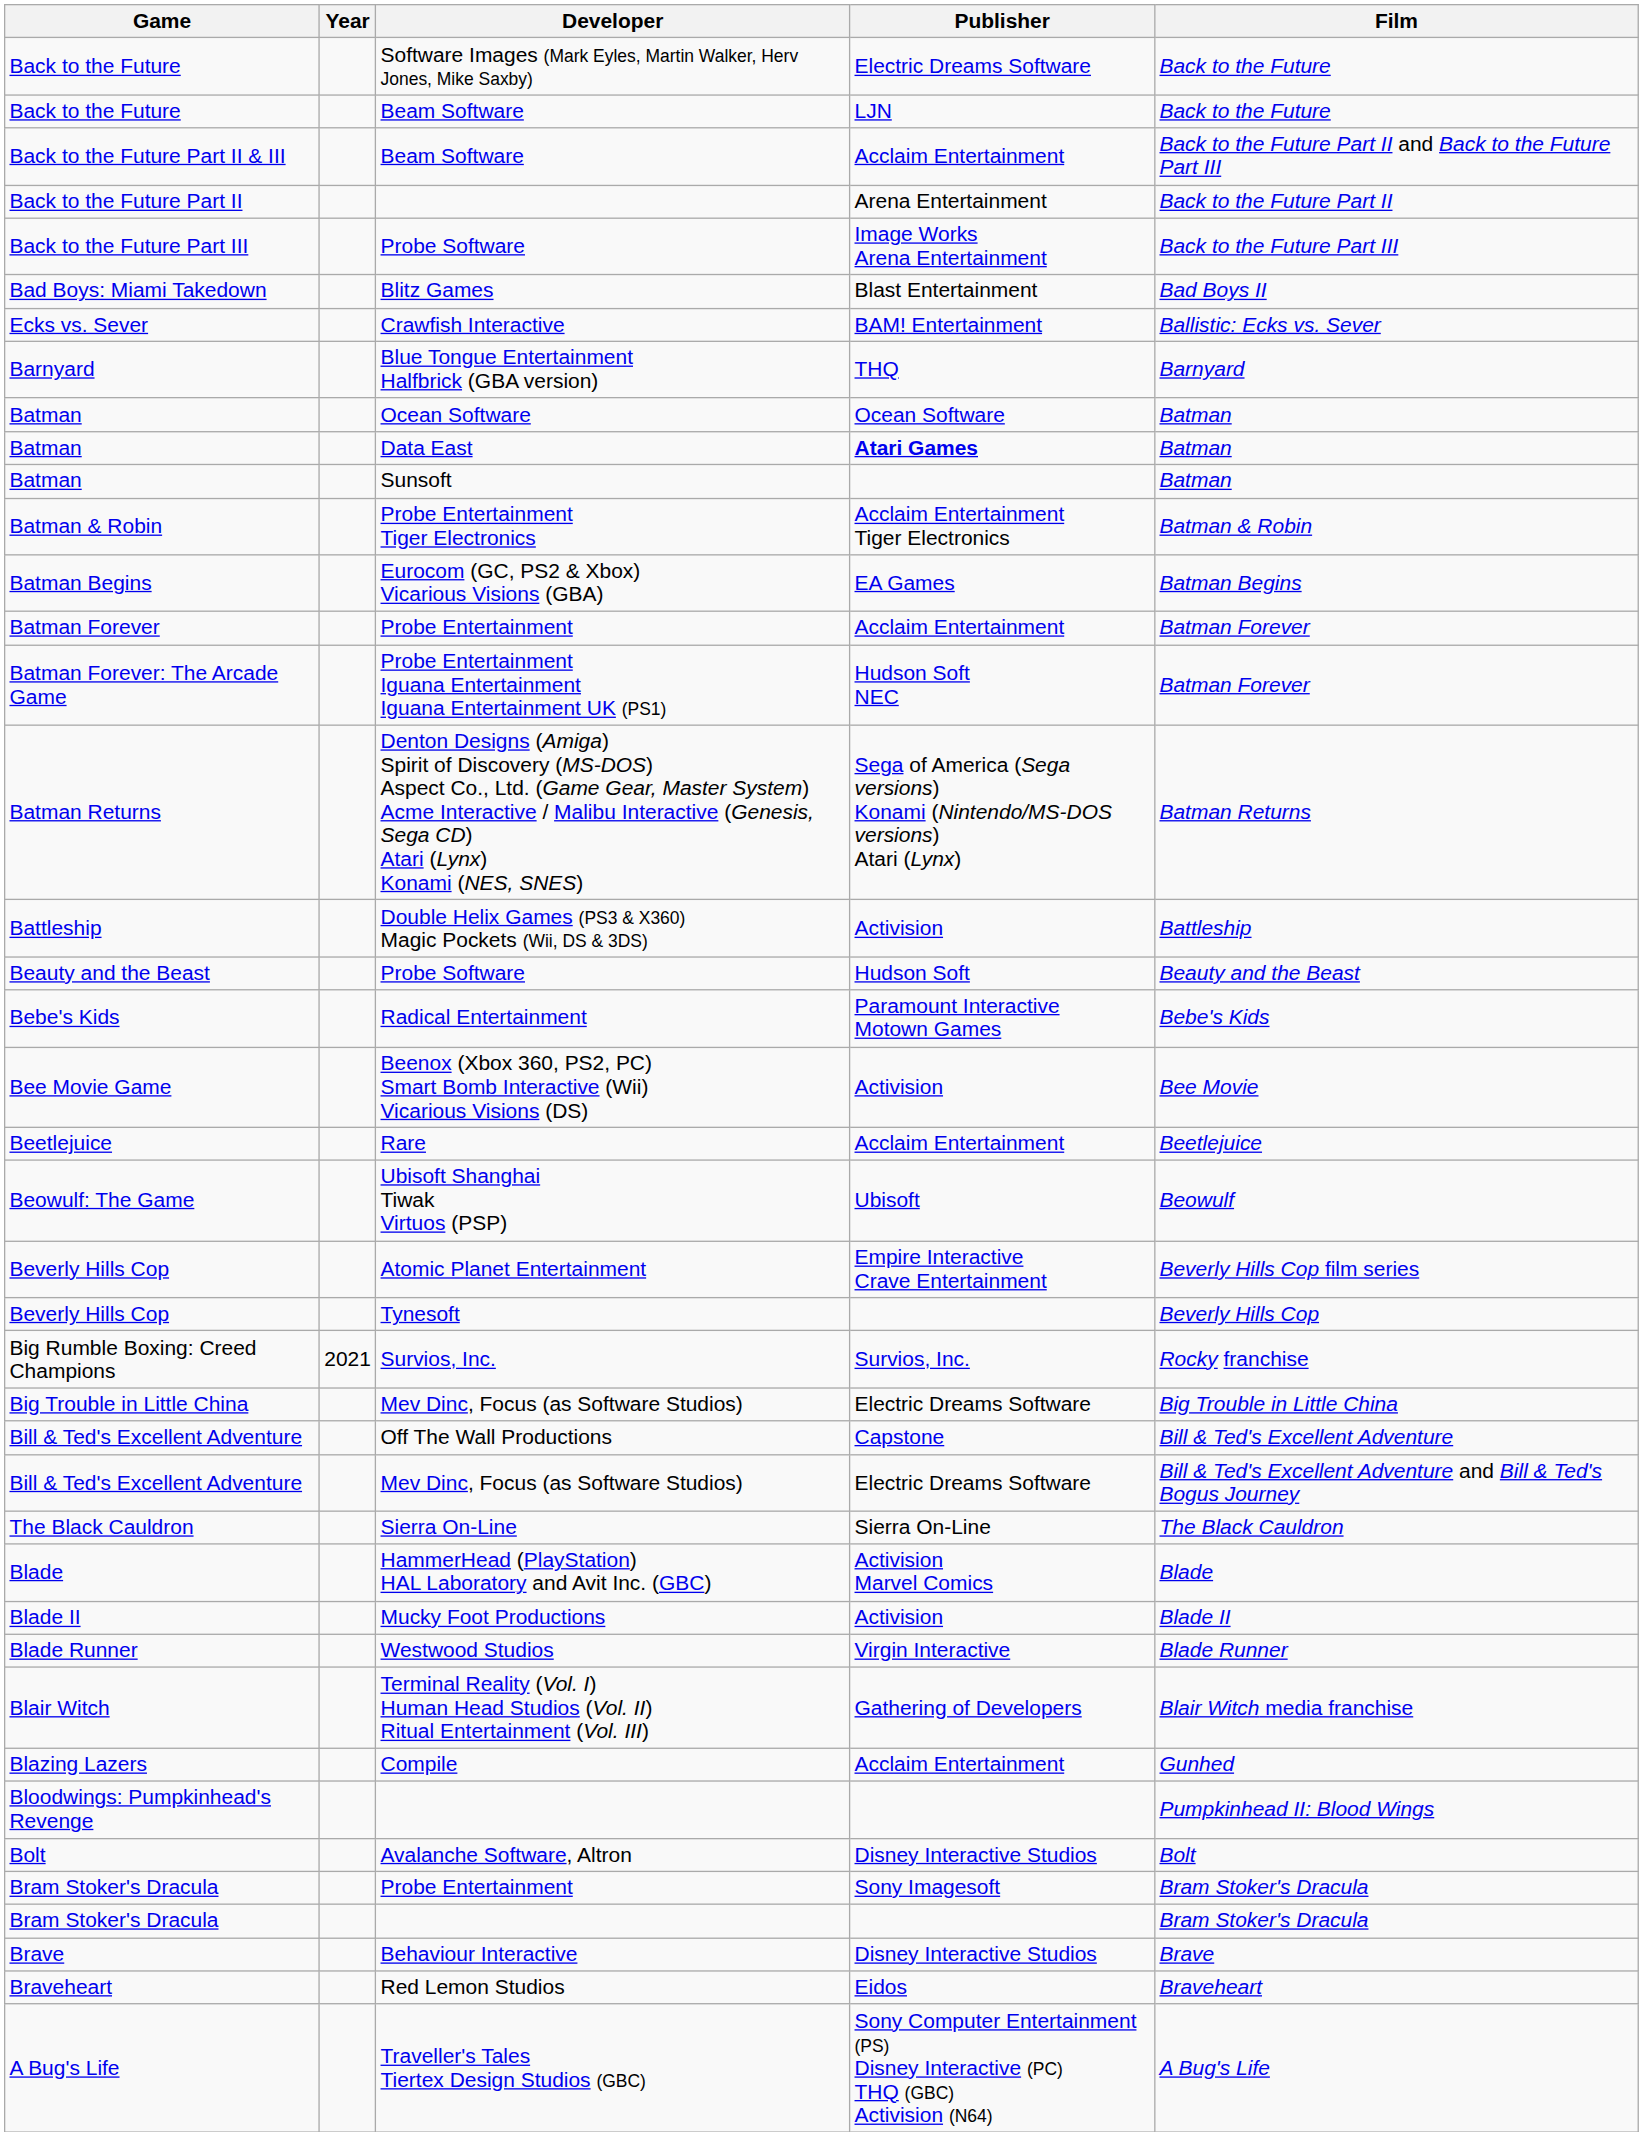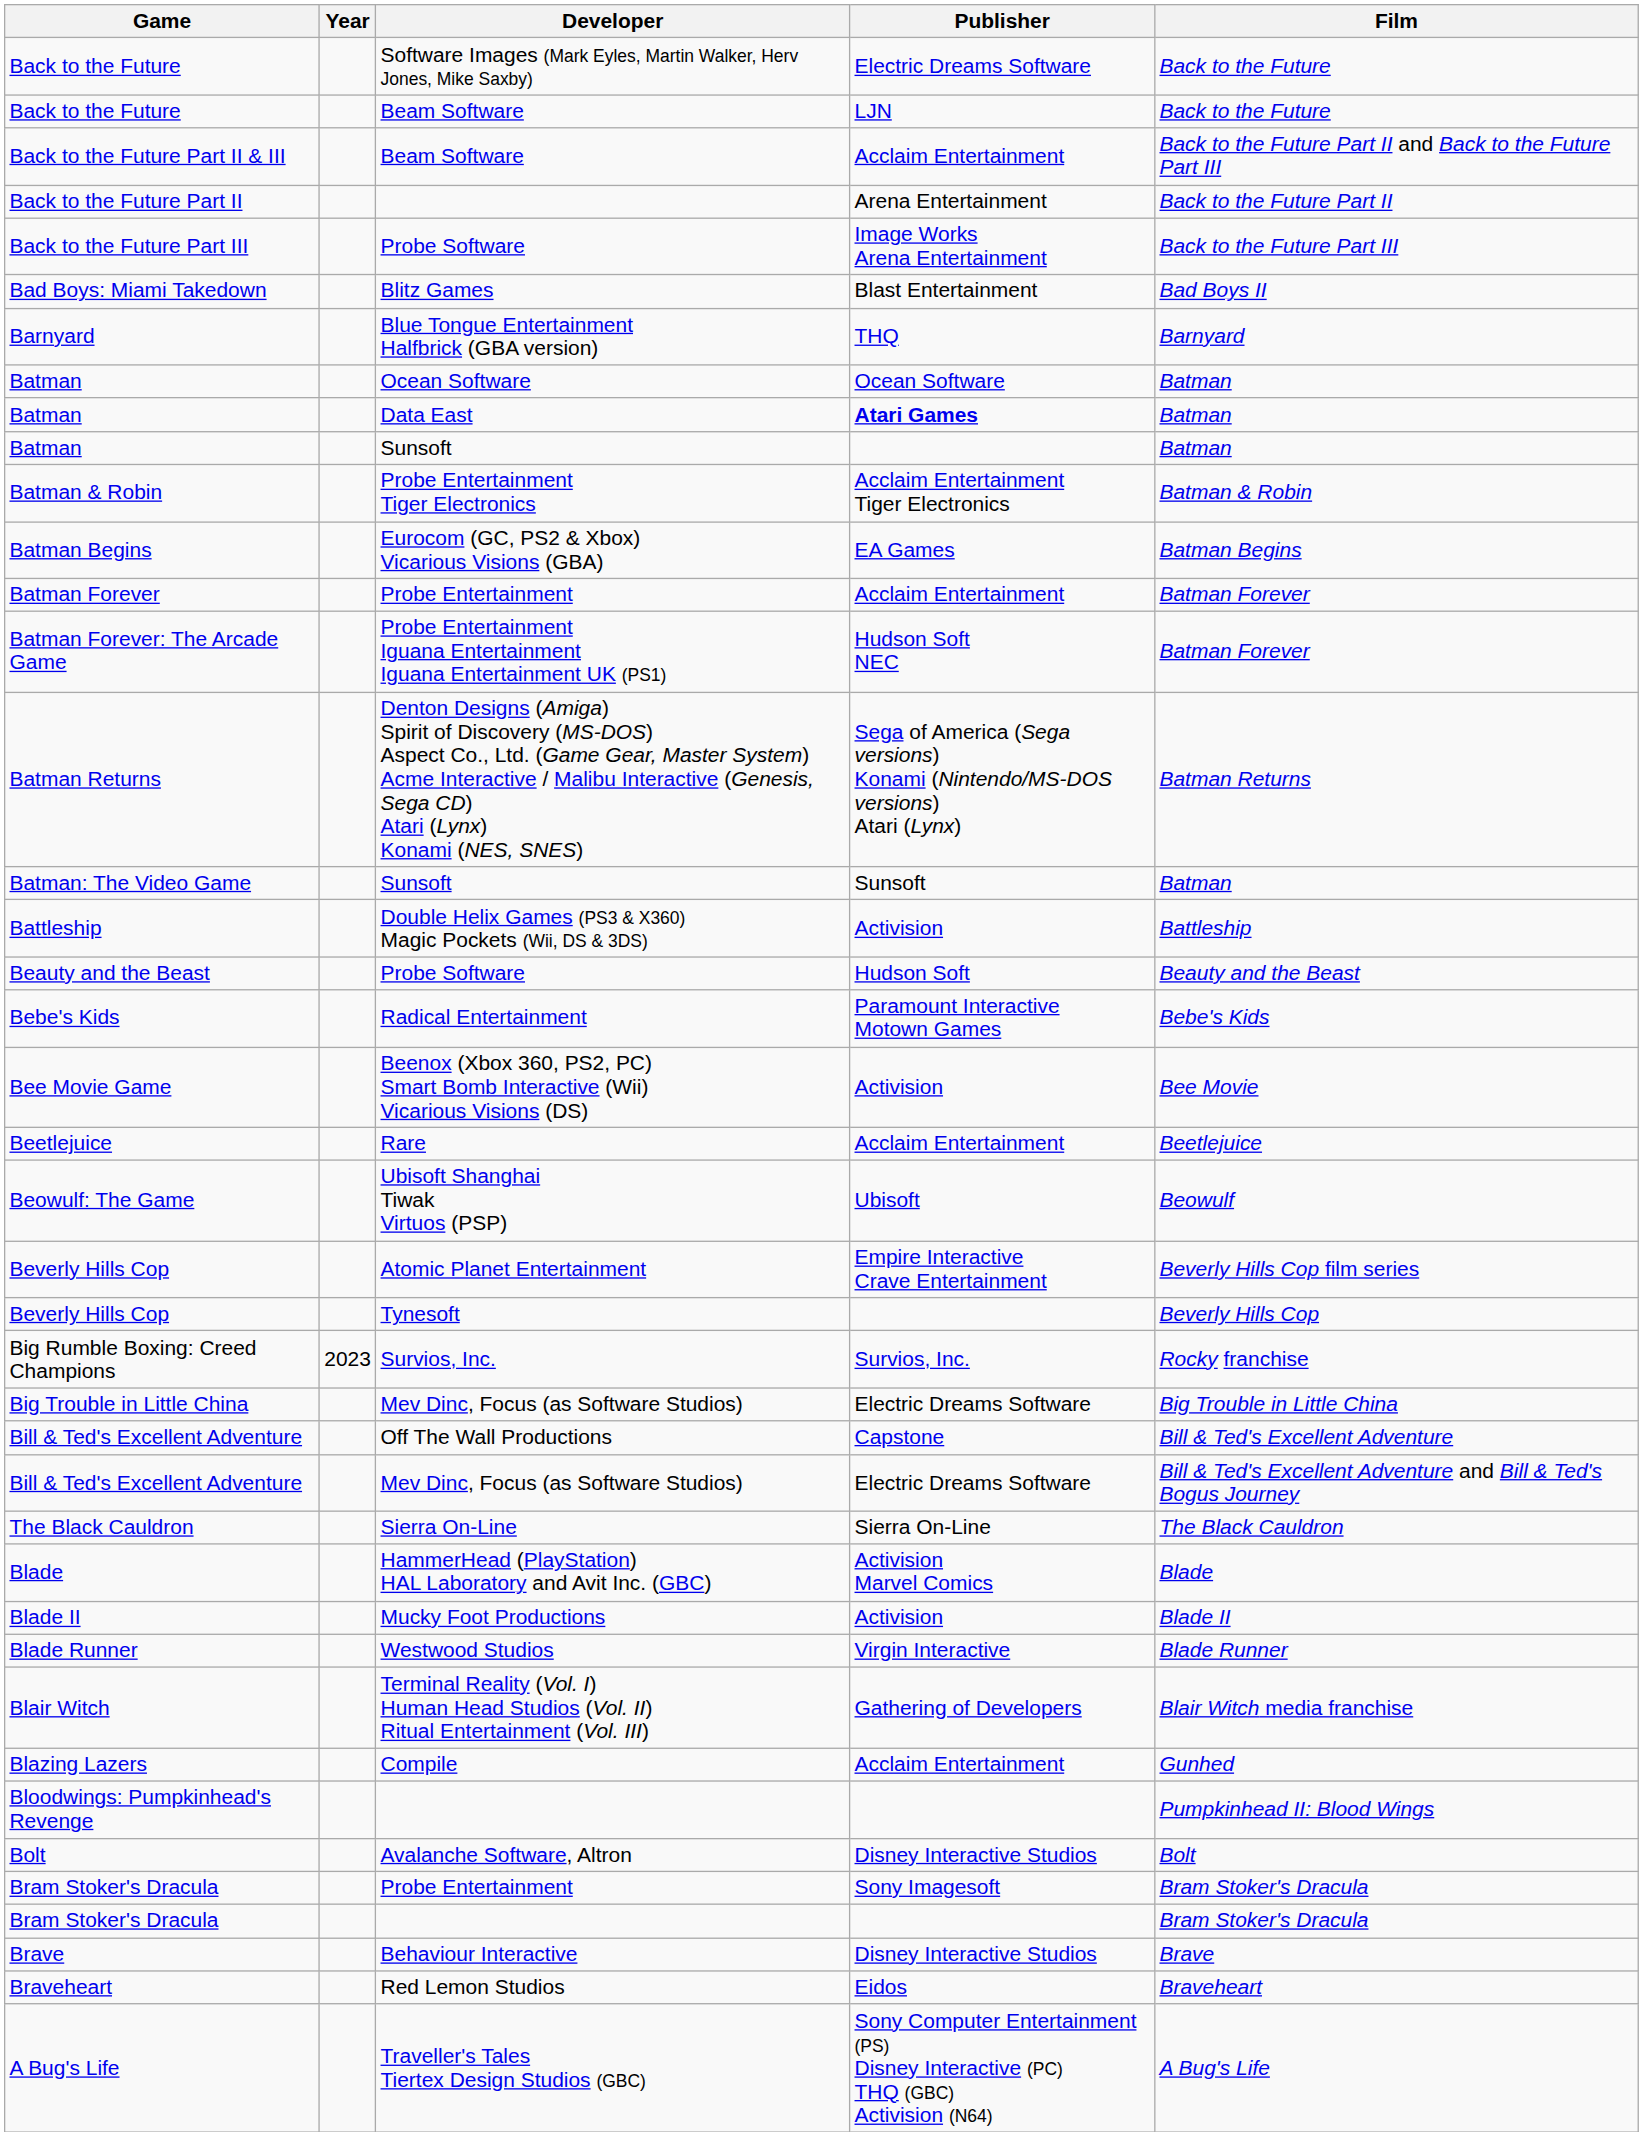- row: (79, 324)
+ row: (130, 883)
(348, 1359) 2021 -> (348, 1359) 2023
